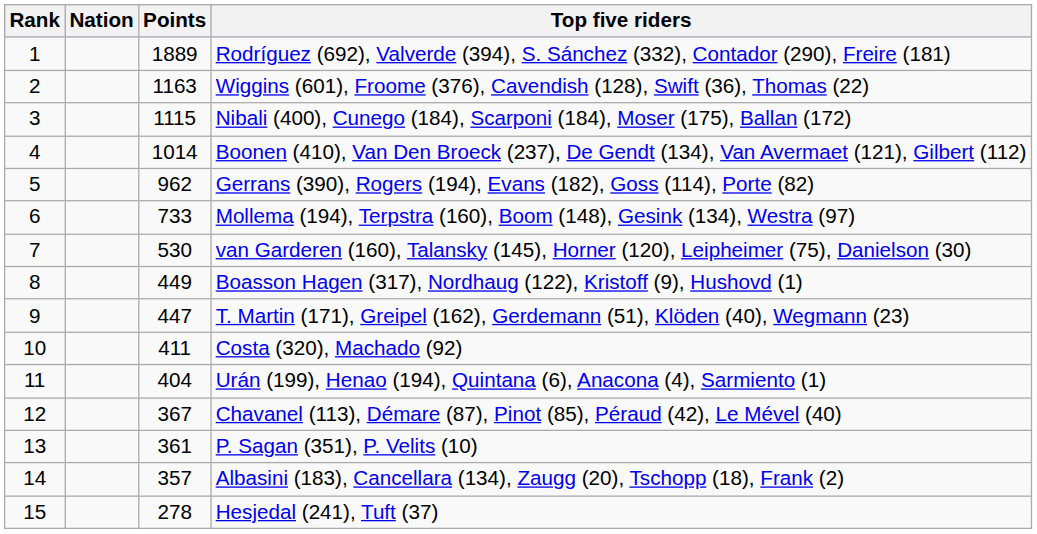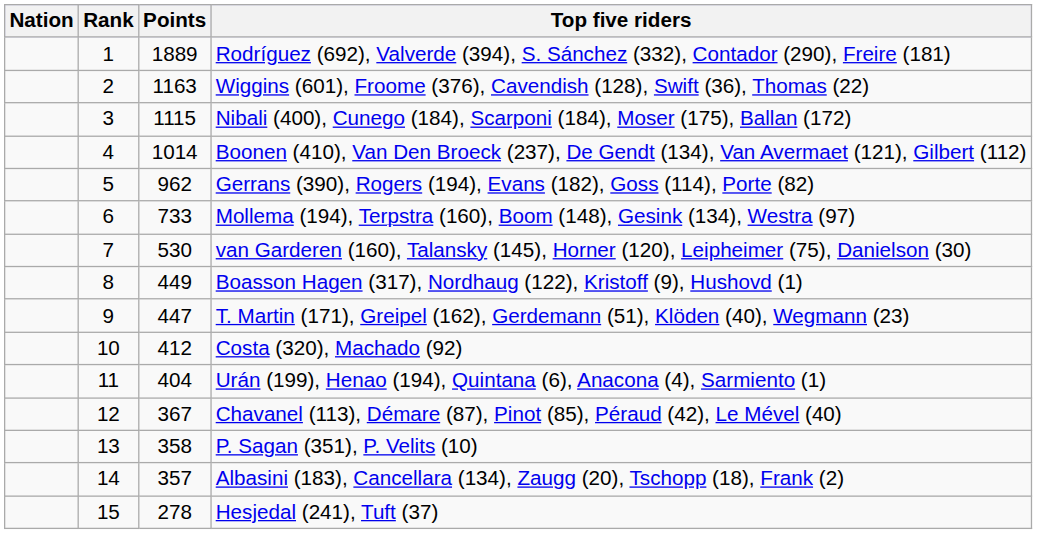columns swapped: (35, 20) <-> (101, 20)
(175, 348) 411 -> (175, 348) 412
(175, 446) 361 -> (175, 446) 358
